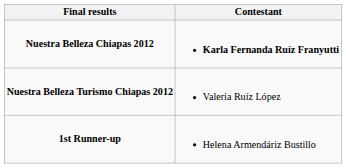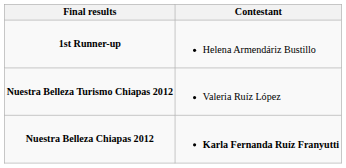rows swapped: (90, 44) <-> (90, 139)
